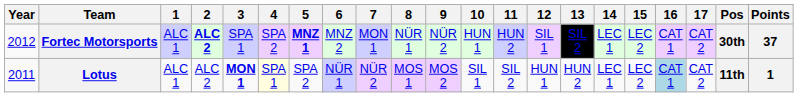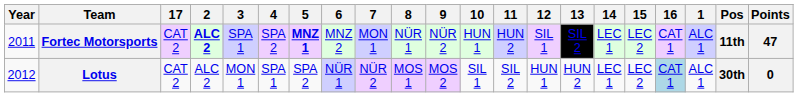columns swapped: (176, 14) <-> (701, 14)
(22, 41) 2012 -> (22, 41) 2011
(732, 41) 30th -> (732, 41) 11th
(770, 41) 37 -> (770, 41) 47
(22, 75) 2011 -> (22, 75) 2012
(241, 75) bold -> (241, 75) normal
(274, 75) lightyellow background -> (273, 75) no background
(732, 75) 11th -> (732, 75) 30th
(770, 75) 1 -> (770, 75) 0
